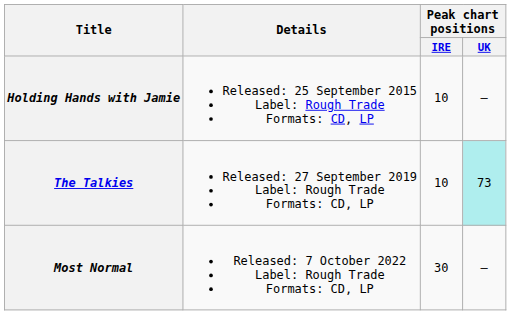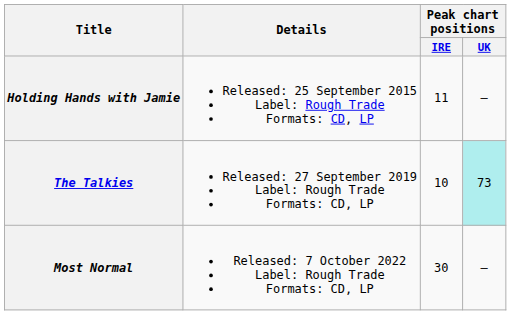(441, 98) 10 -> (441, 98) 11
